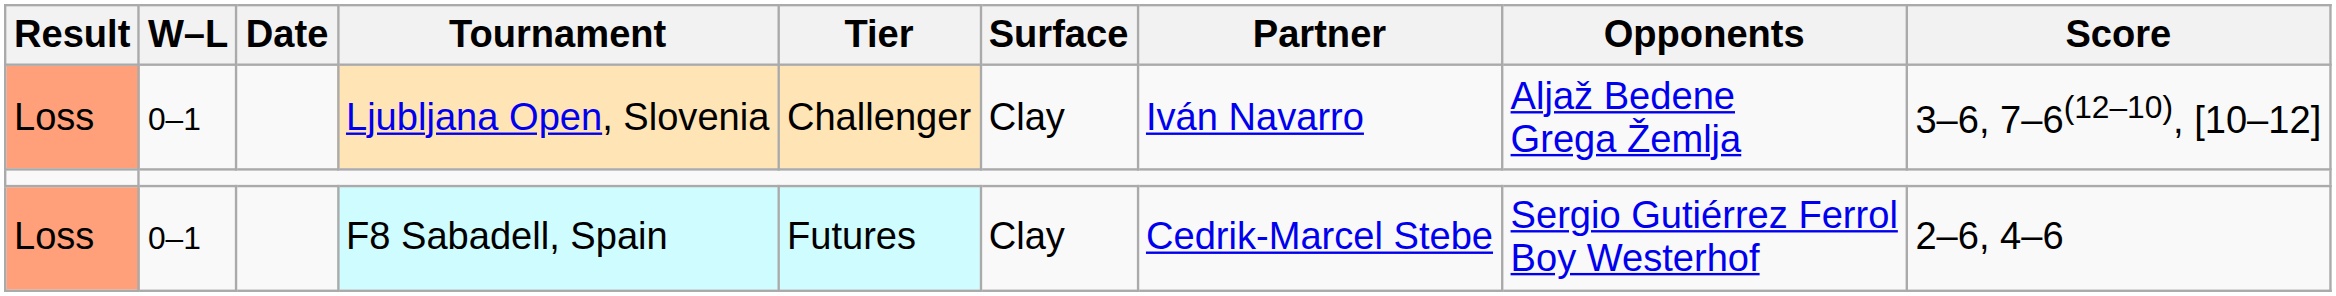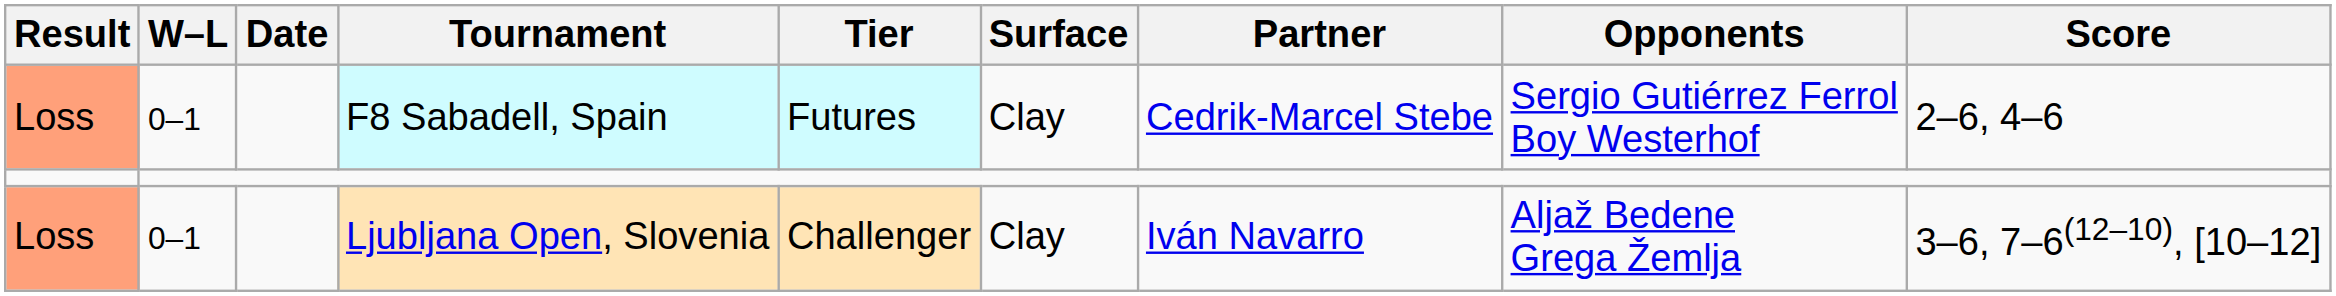rows swapped: (558, 116) <-> (507, 237)
